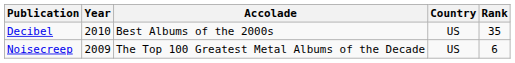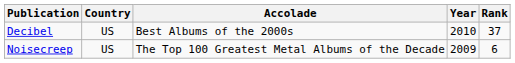columns swapped: (453, 13) <-> (98, 13)
(495, 31) 35 -> (495, 31) 37
